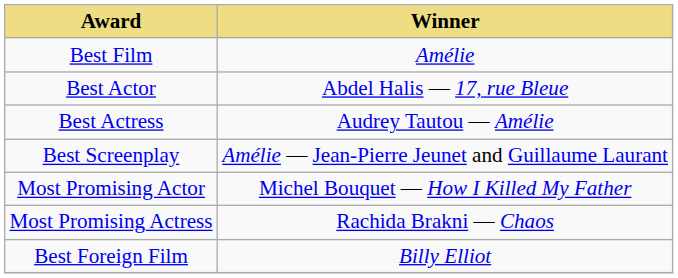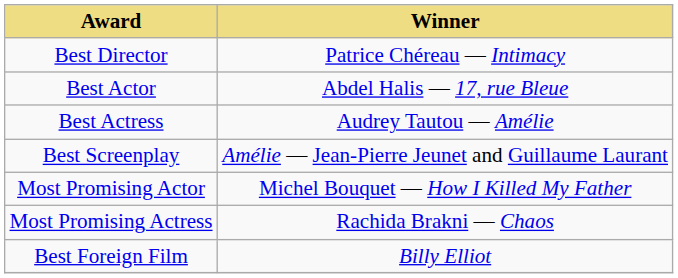- row: (111, 54)
+ row: (111, 54)
